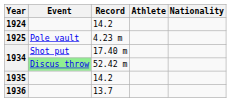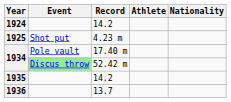(55, 38) Pole vault -> (50, 38) Shot put
(50, 51) Shot put -> (55, 51) Pole vault
